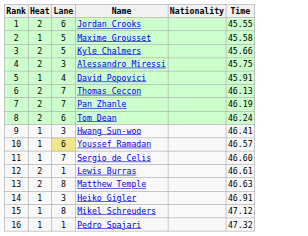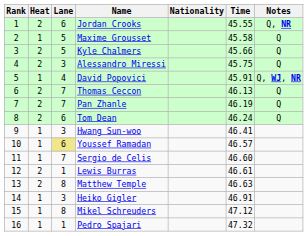+ column: (279, 11)
